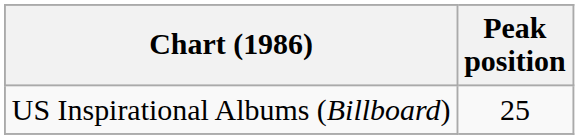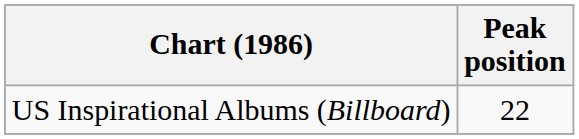(515, 109) 25 -> (515, 109) 22
